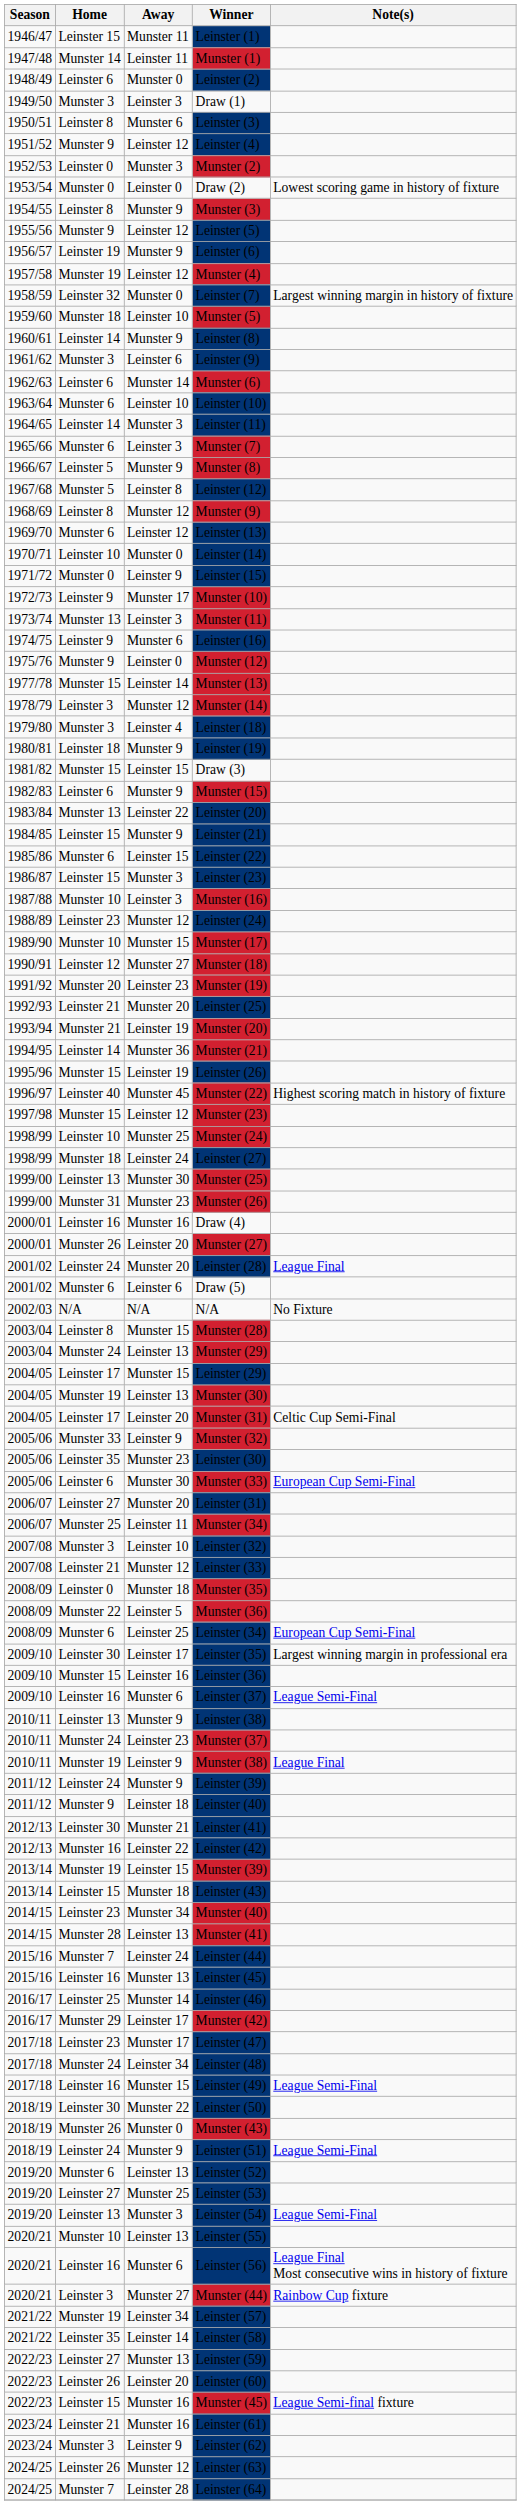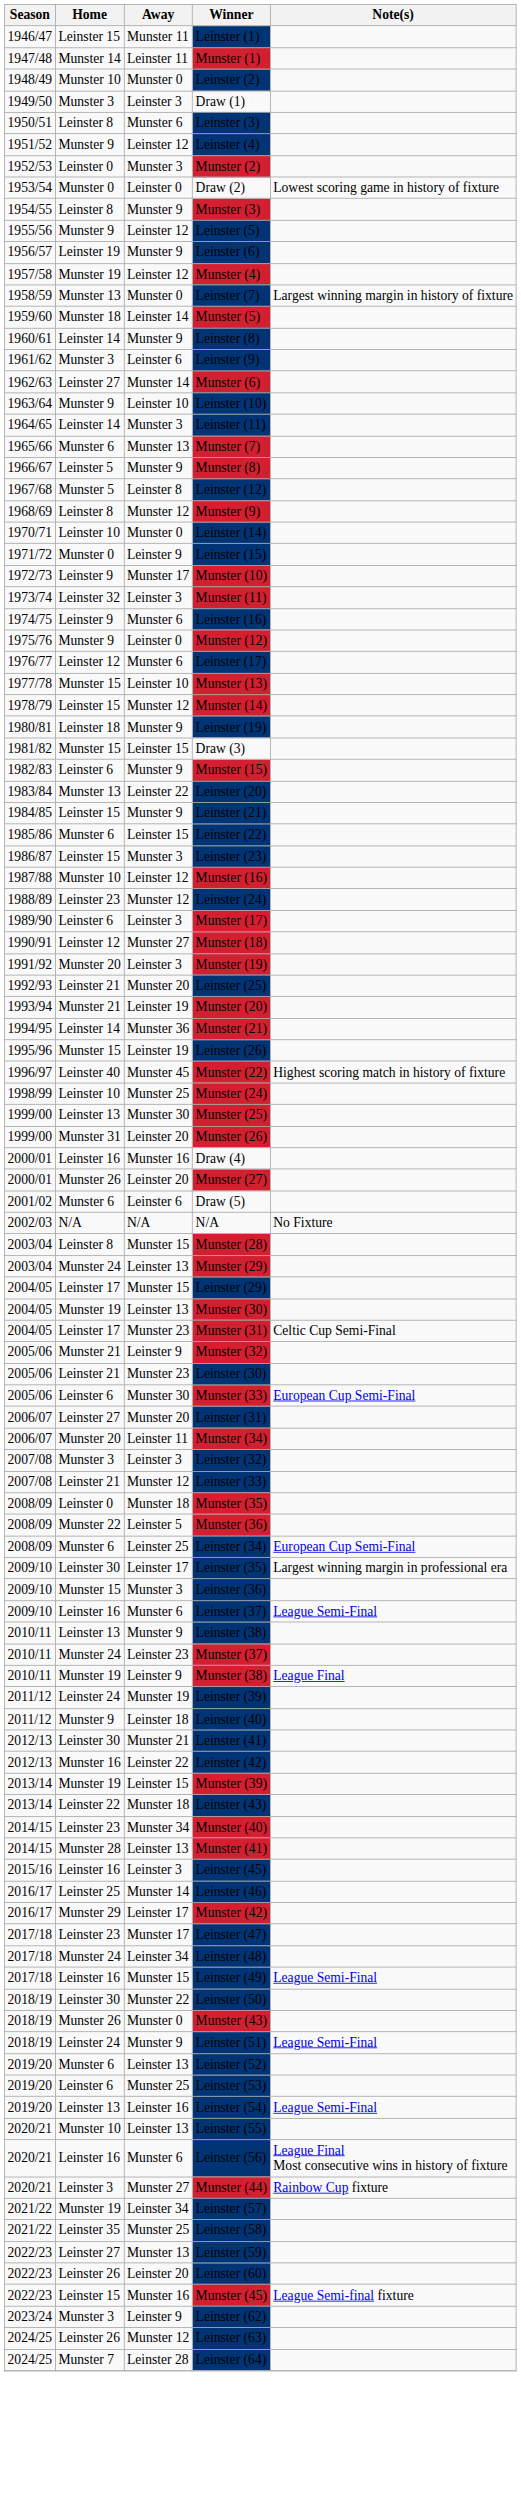(86, 79) Leinster 6 -> (90, 79) Munster 10
(89, 295) Leinster 32 -> (90, 295) Munster 13
(158, 317) Leinster 10 -> (158, 317) Leinster 14
(86, 381) Leinster 6 -> (89, 381) Leinster 27
(86, 403) Munster 6 -> (86, 403) Munster 9
(154, 446) Leinster 3 -> (158, 446) Munster 13
- row: (231, 532)
(90, 619) Munster 13 -> (89, 597) Leinster 32
+ row: (231, 662)
(158, 683) Leinster 14 -> (158, 683) Leinster 10
(86, 705) Leinster 3 -> (89, 705) Leinster 15
- row: (231, 727)
(154, 899) Leinster 3 -> (158, 878) Leinster 12
(90, 942) Munster 10 -> (86, 921) Leinster 6
(158, 942) Munster 15 -> (154, 921) Leinster 3
(158, 985) Leinster 23 -> (154, 964) Leinster 3
- row: (231, 1115)
- row: (231, 1158)
(158, 1201) Munster 23 -> (158, 1136) Leinster 20
- row: (231, 1266)
(158, 1417) Leinster 20 -> (158, 1330) Munster 23
(90, 1438) Munster 33 -> (90, 1352) Munster 21
(89, 1460) Leinster 35 -> (89, 1374) Leinster 21
(90, 1525) Munster 25 -> (90, 1438) Munster 20
(158, 1546) Leinster 10 -> (154, 1460) Leinster 3
(158, 1676) Leinster 16 -> (155, 1589) Munster 3
(155, 1783) Munster 9 -> (158, 1697) Munster 19
(89, 1891) Leinster 15 -> (89, 1805) Leinster 22
- row: (231, 1956)
(158, 1978) Munster 13 -> (154, 1870) Leinster 3
(89, 2193) Leinster 27 -> (86, 2085) Leinster 6
(155, 2215) Munster 3 -> (158, 2107) Leinster 16
(158, 2338) Leinster 14 -> (158, 2230) Munster 25
- row: (231, 2424)
